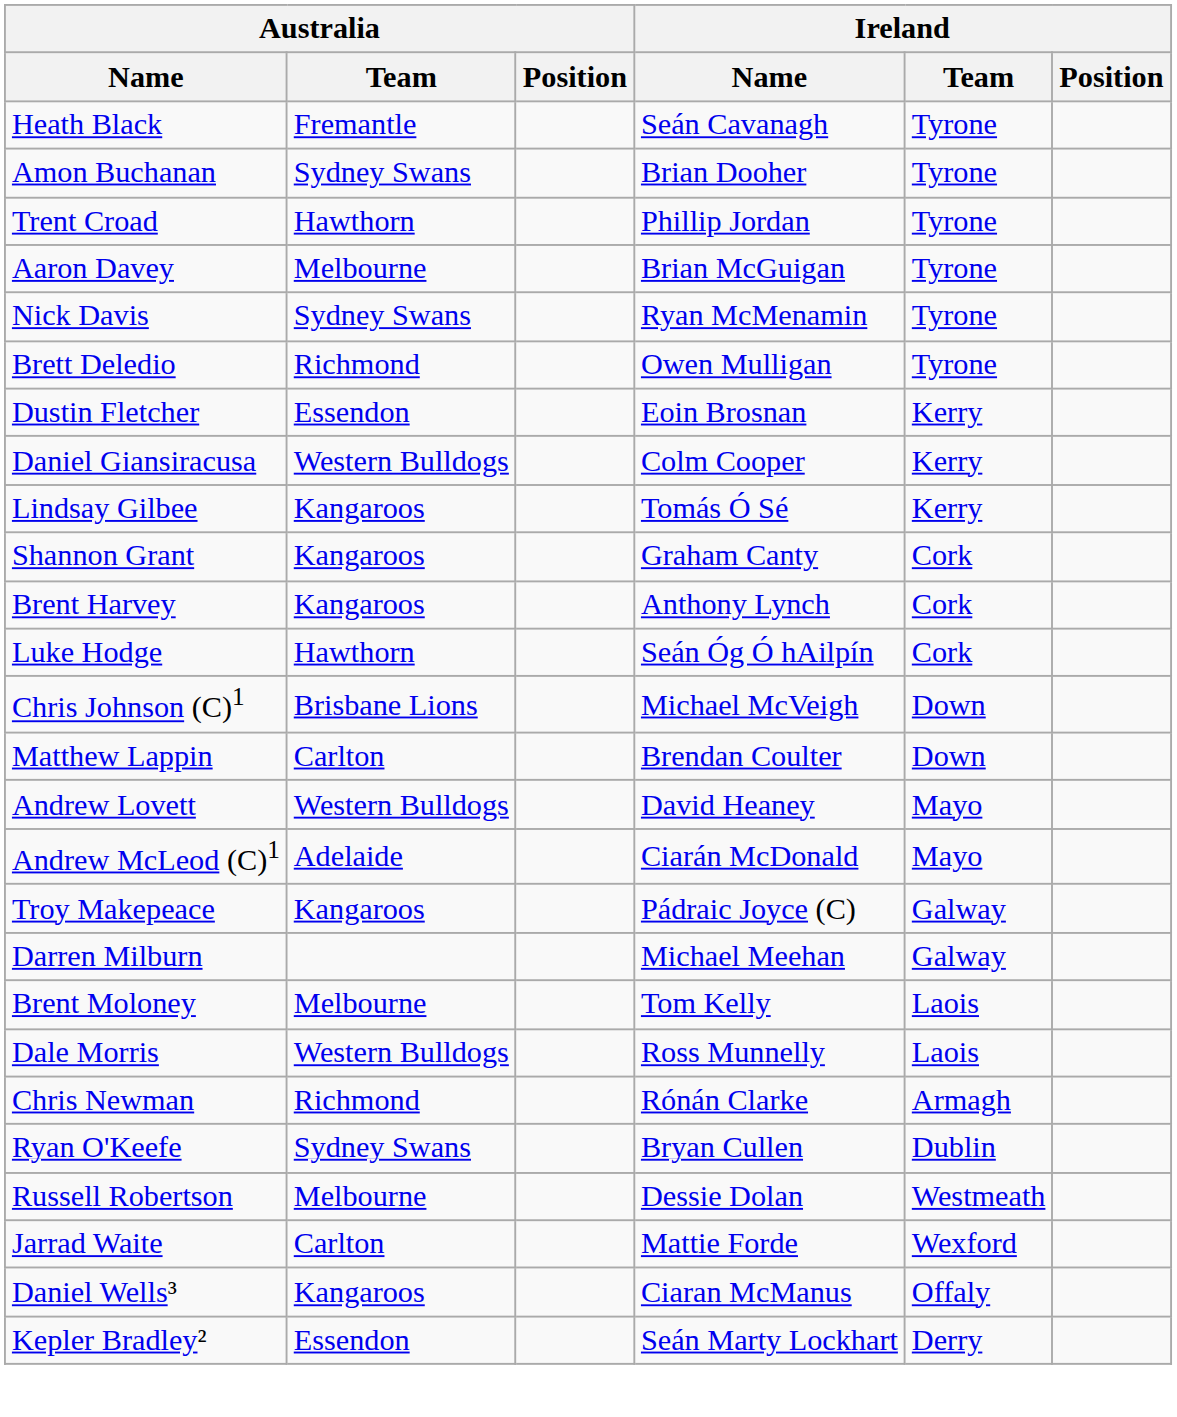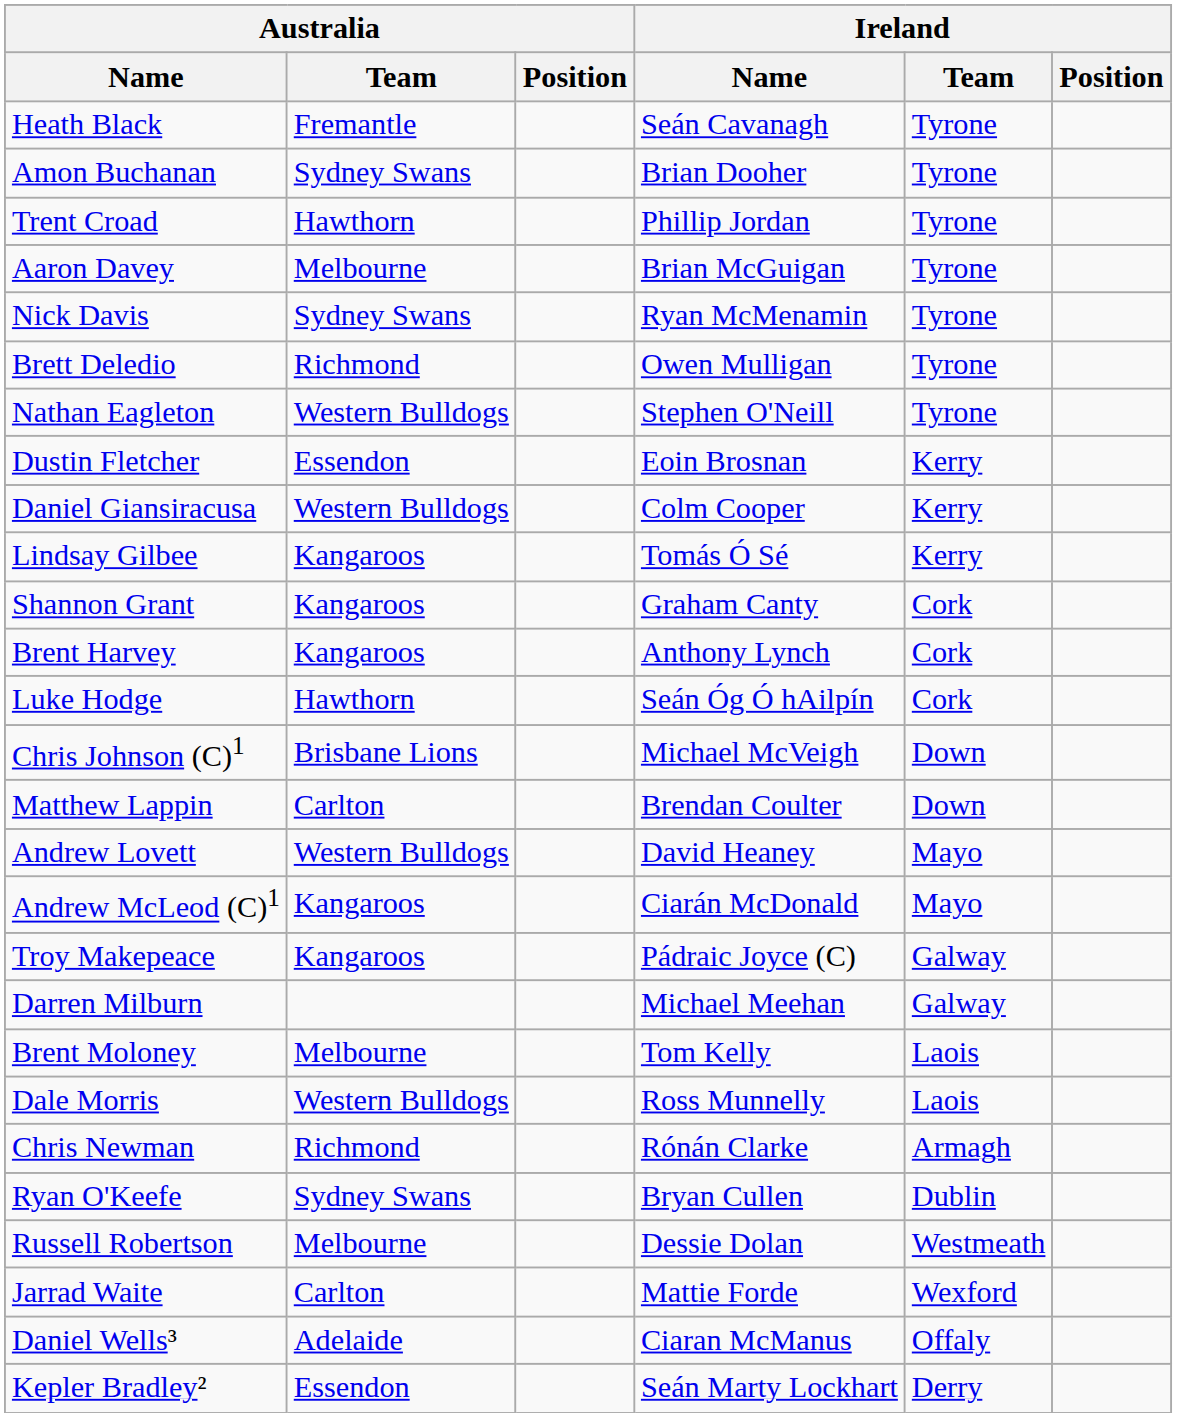+ row: (113, 412)
(348, 856) Adelaide -> (359, 903) Kangaroos
(359, 1291) Kangaroos -> (348, 1339) Adelaide
